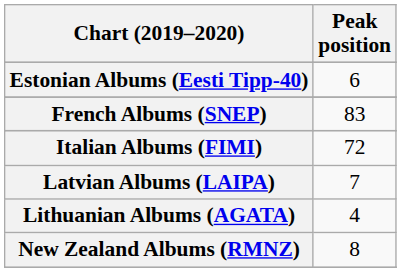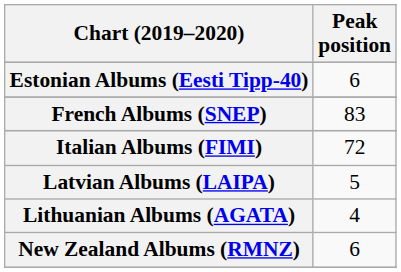(355, 181) 7 -> (355, 181) 5
(355, 249) 8 -> (355, 249) 6
